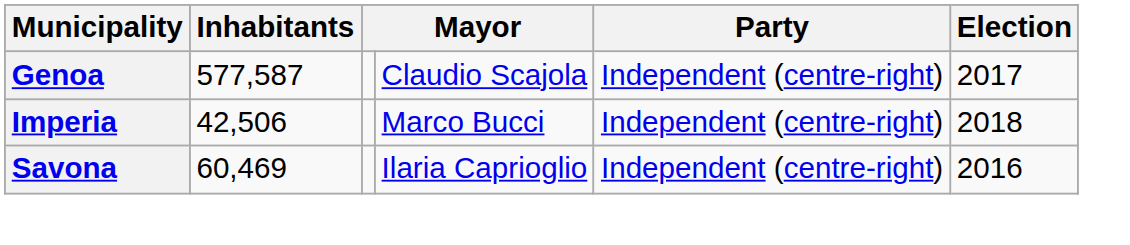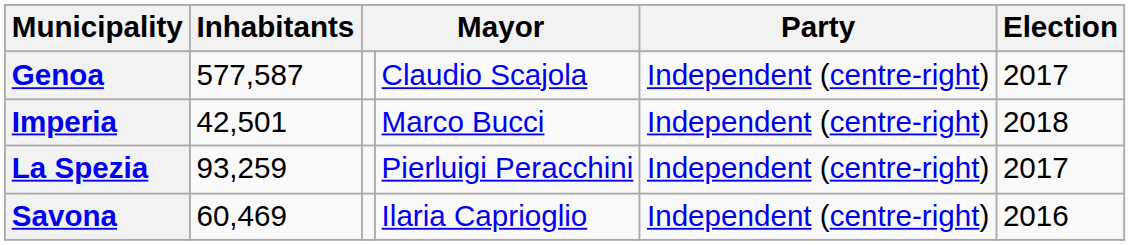(242, 121) 42,506 -> (242, 121) 42,501
+ row: (80, 168)
